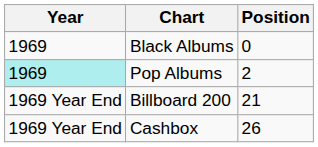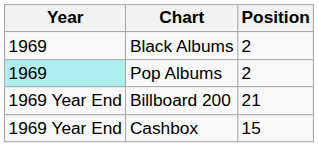(246, 45) 0 -> (246, 45) 2
(251, 127) 26 -> (251, 127) 15
